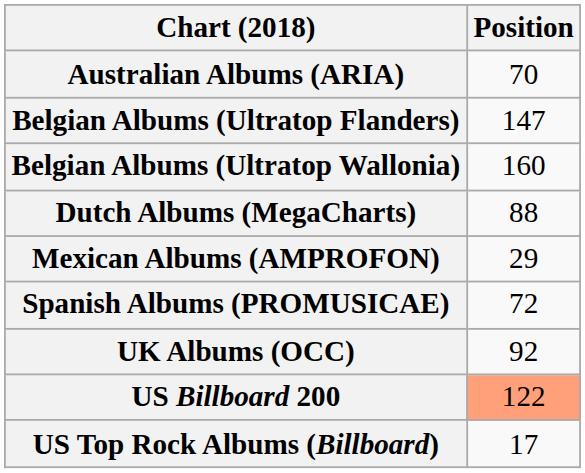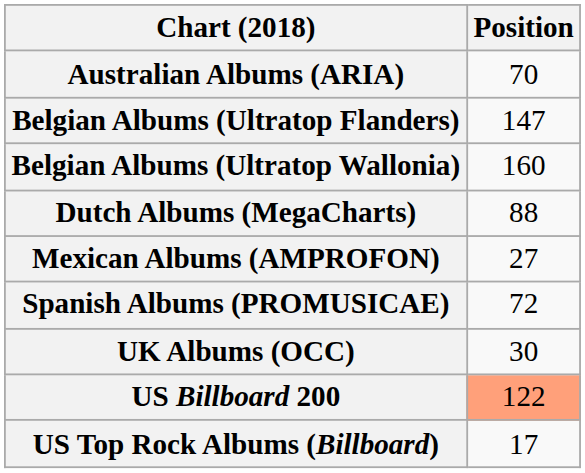(524, 258) 29 -> (524, 258) 27
(524, 350) 92 -> (524, 350) 30
